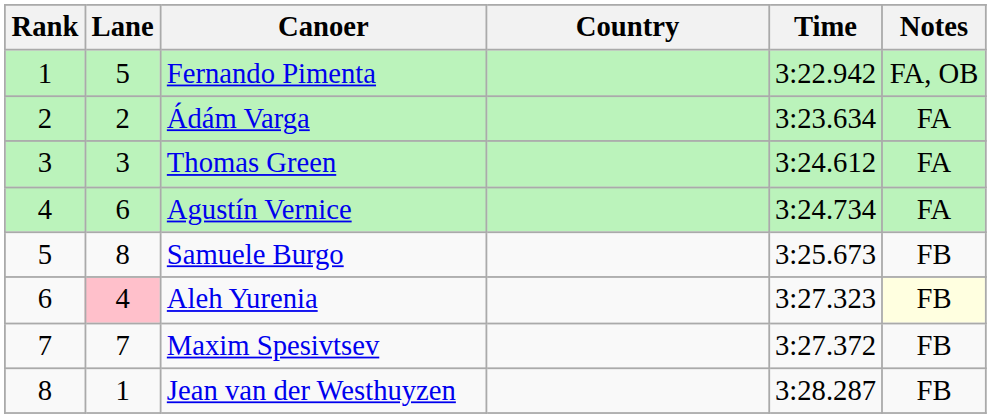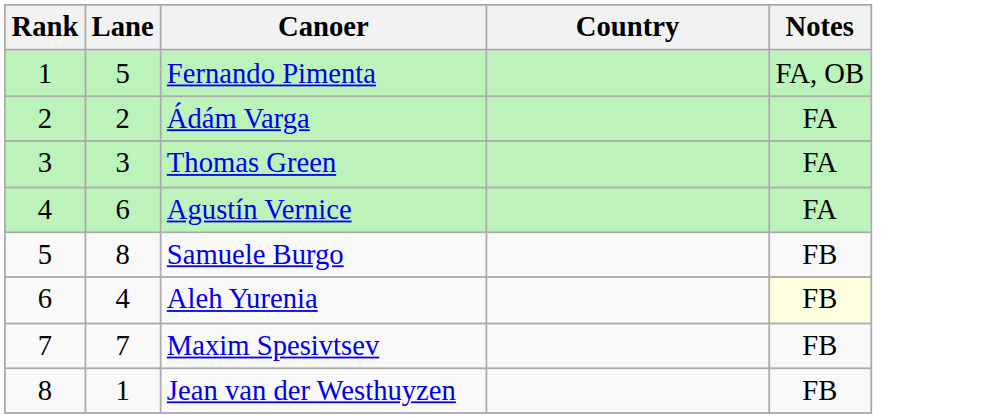- column: (826, 27)
(123, 299) pink background -> (123, 299) no background
